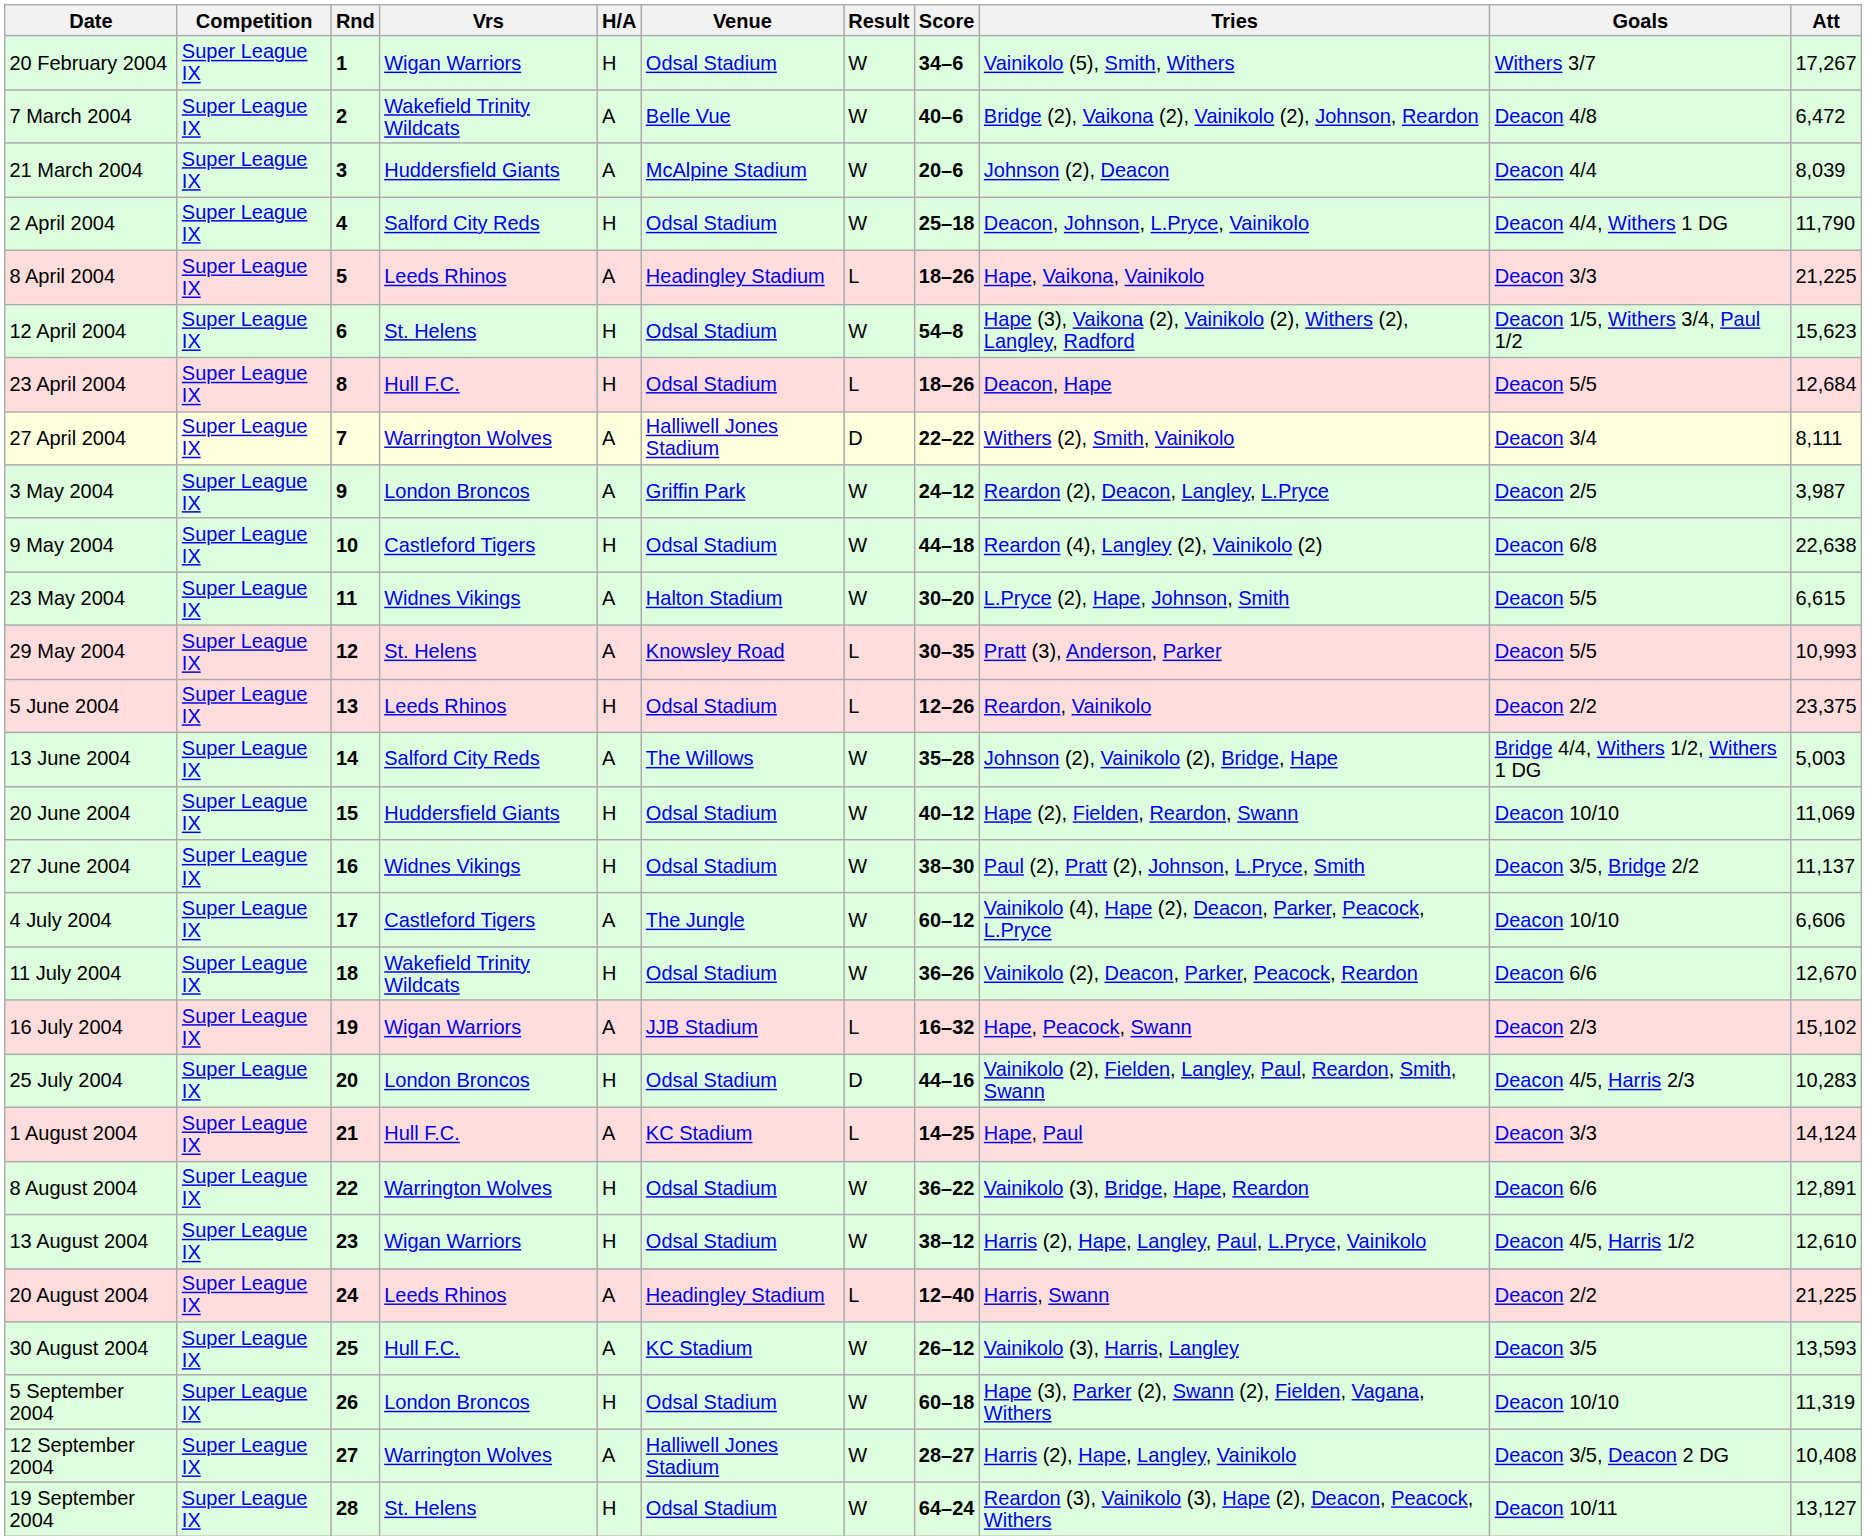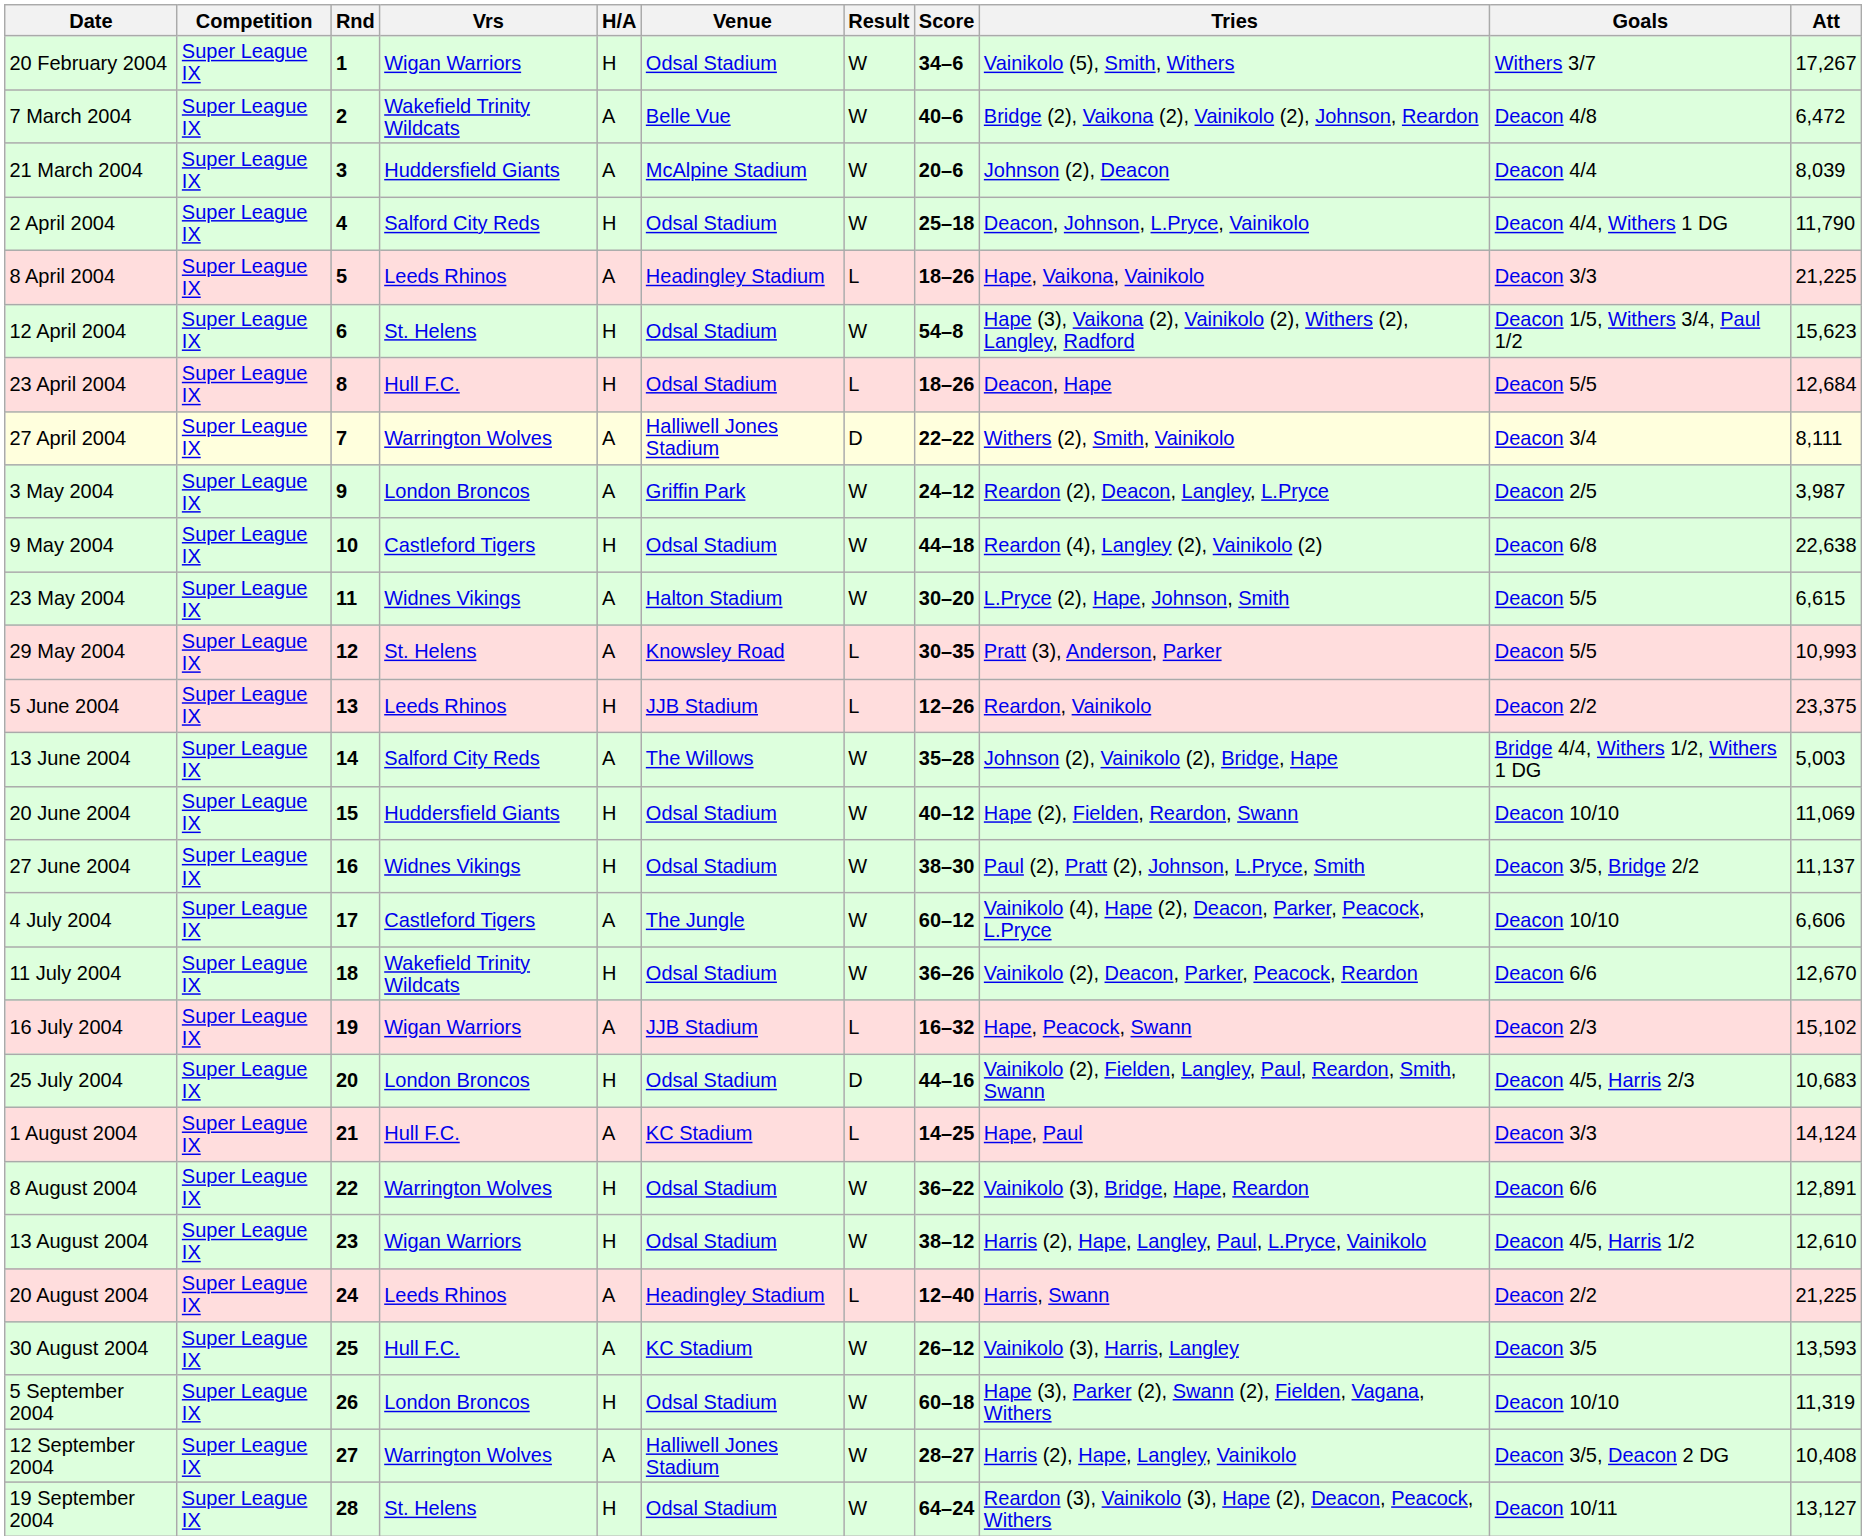(711, 705) Odsal Stadium -> (702, 705) JJB Stadium
(1826, 1080) 10,283 -> (1826, 1080) 10,683
